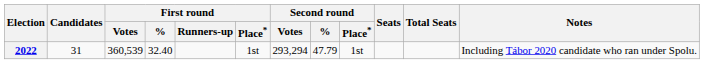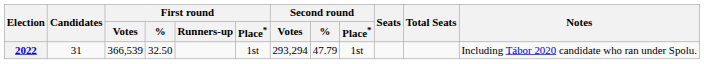(125, 50) 360,539 -> (125, 50) 366,539
(160, 50) 32.40 -> (160, 50) 32.50
